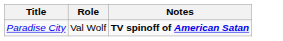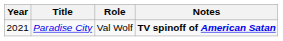+ column: (18, 12)
